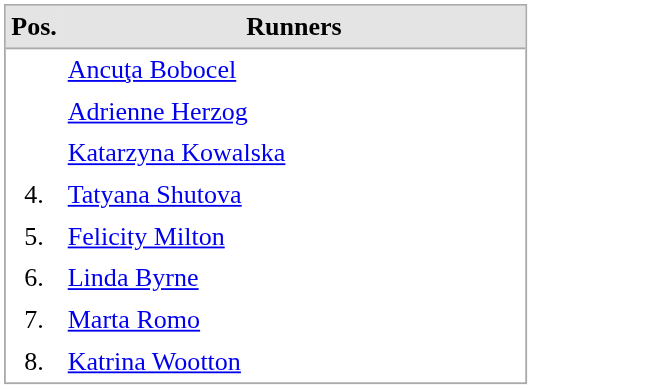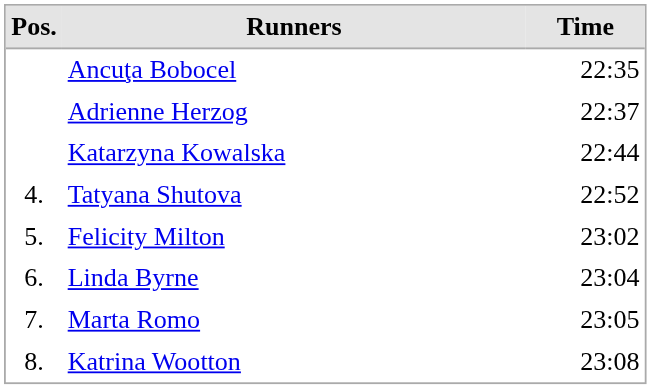+ column: (585, 26)
